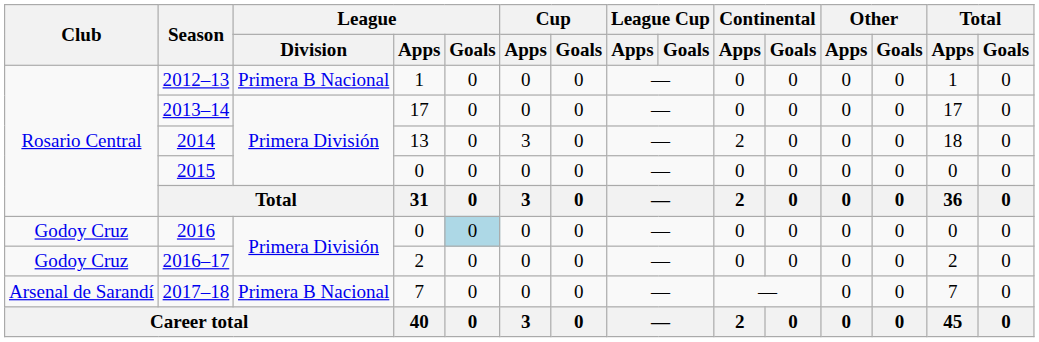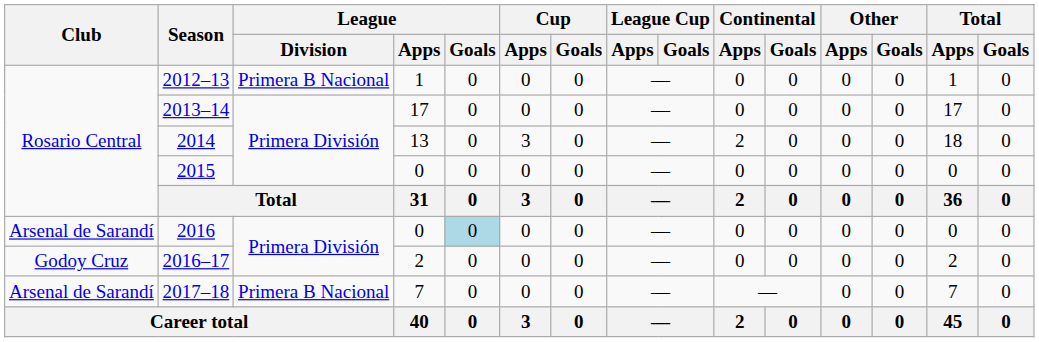(81, 230) Godoy Cruz -> (81, 230) Arsenal de Sarandí
